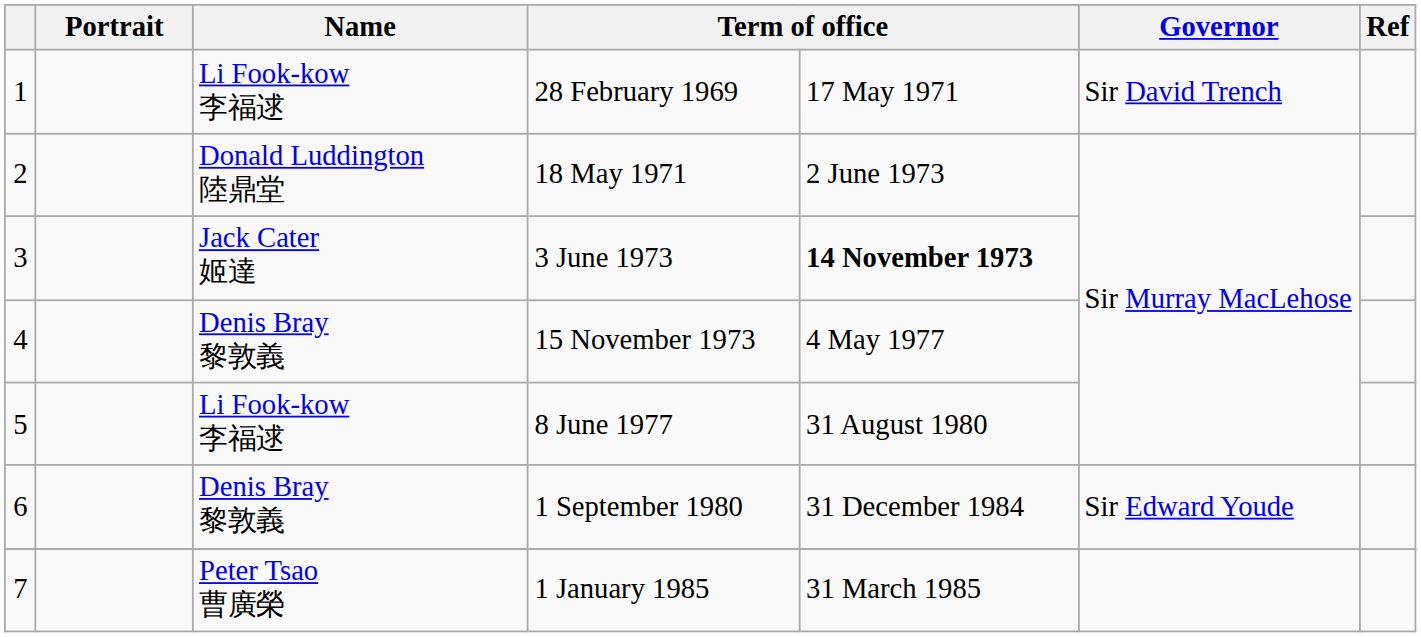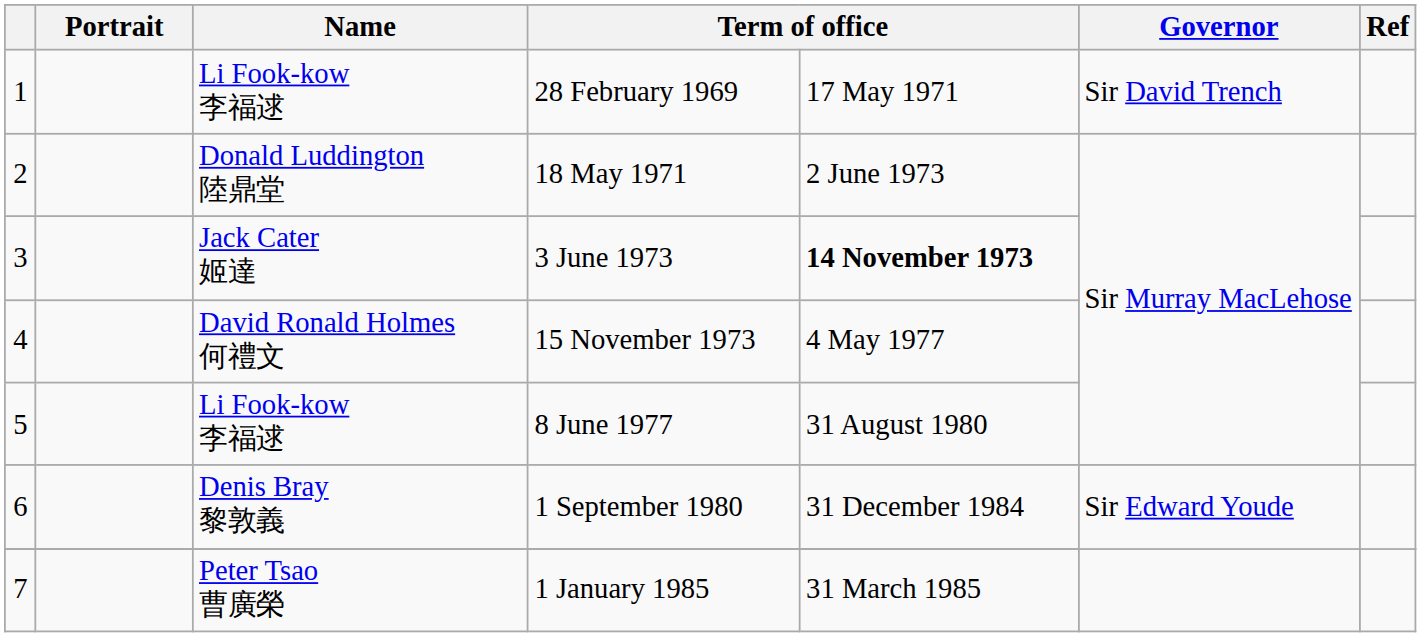(264, 338) Denis Bray 黎敦義 -> (327, 338) David Ronald Holmes 何禮文
